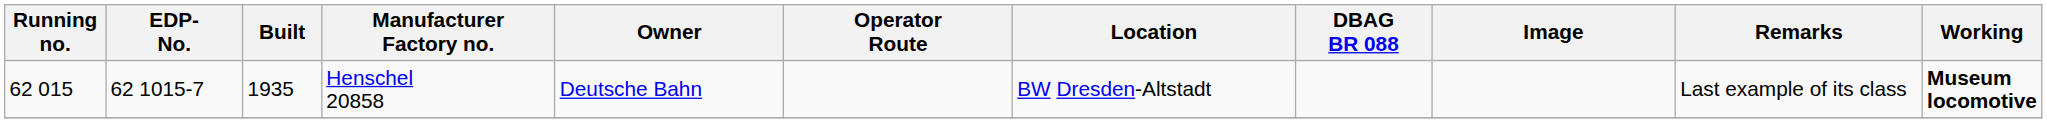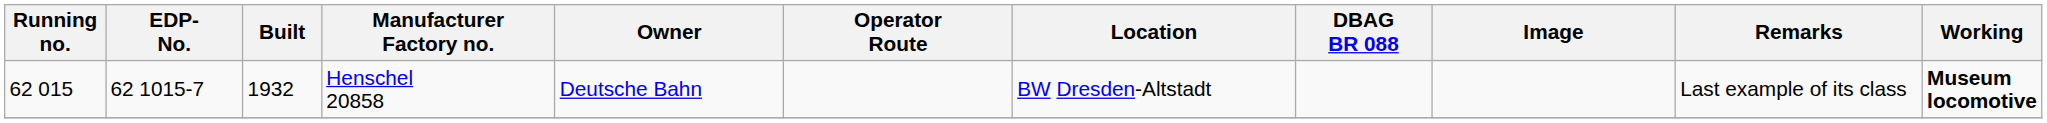(271, 89) 1935 -> (271, 89) 1932
